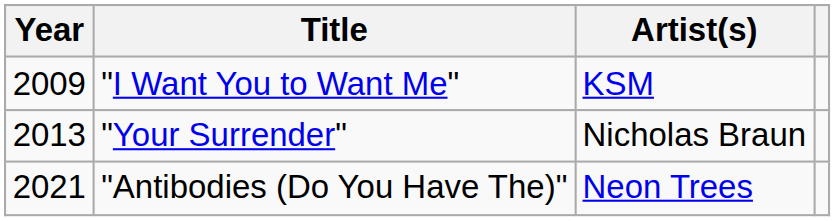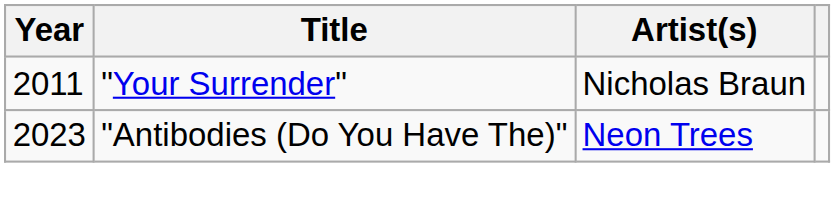- row: (280, 82)
(49, 135) 2013 -> (48, 82) 2011
(49, 187) 2021 -> (49, 135) 2023
